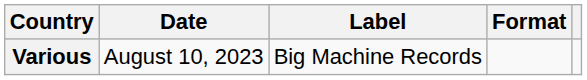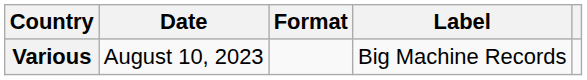columns swapped: (529, 21) <-> (378, 21)
